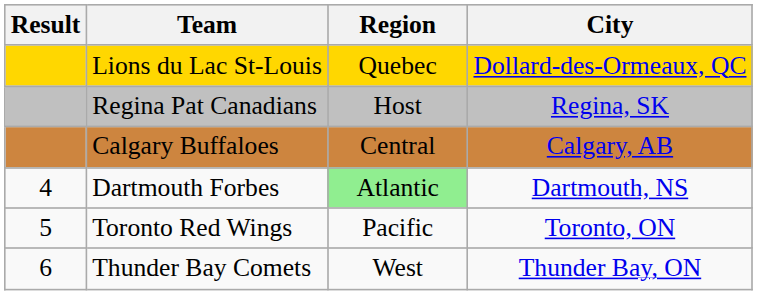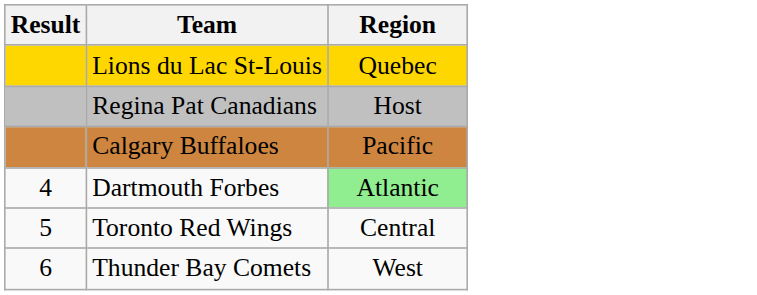- column: (610, 24)
(398, 146) Central -> (398, 146) Pacific
(398, 227) Pacific -> (398, 227) Central
